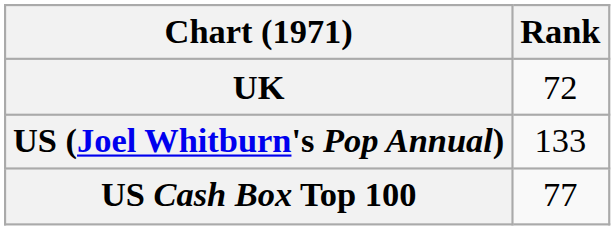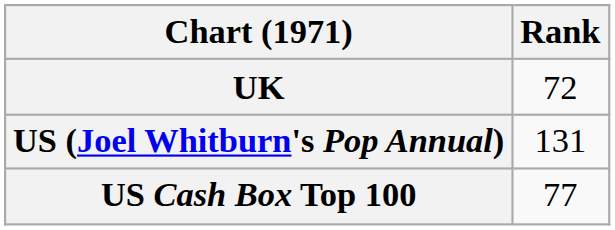(560, 140) 133 -> (560, 140) 131
